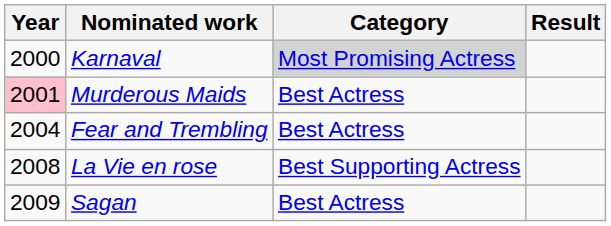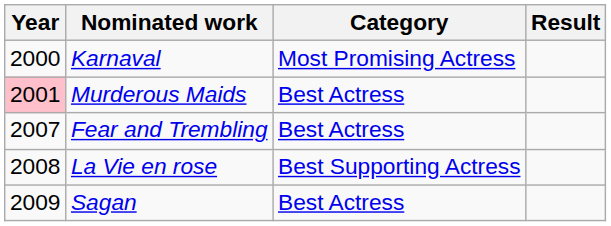(397, 58) lightgrey background -> (397, 58) no background
(35, 130) 2004 -> (35, 130) 2007
